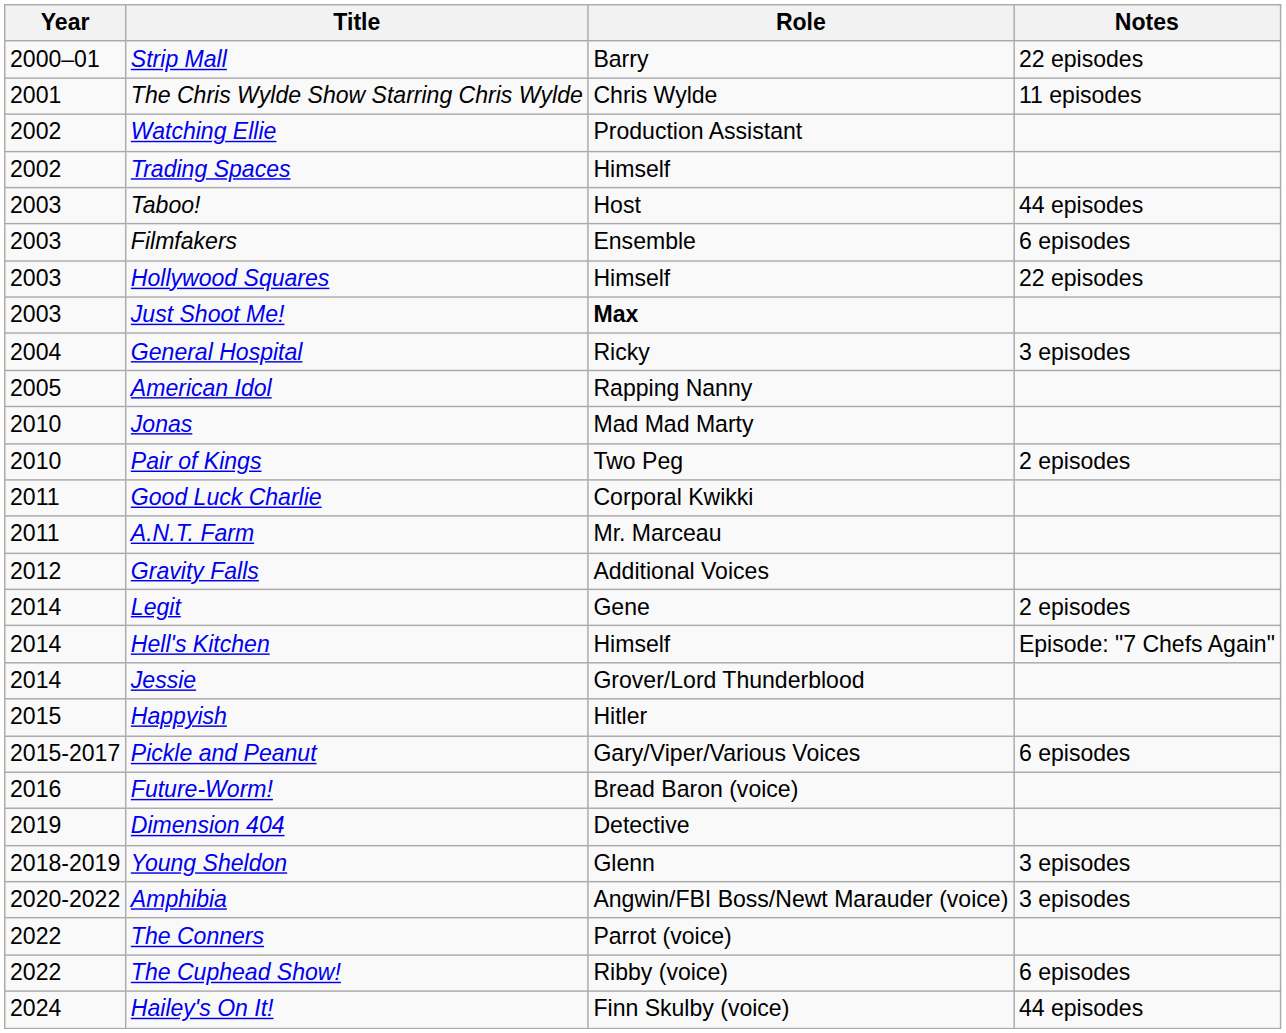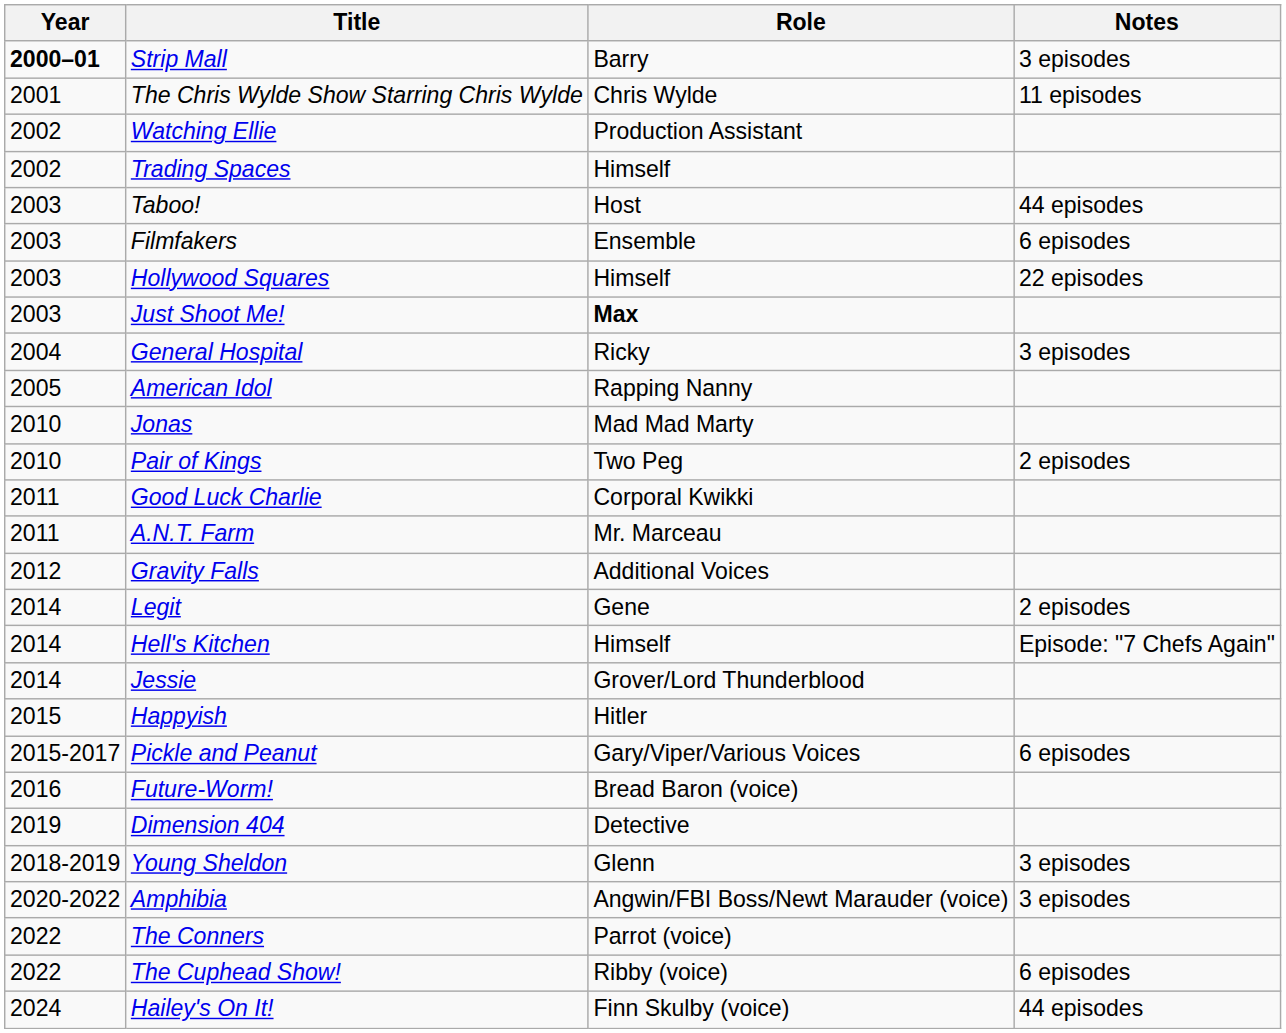(55, 59) normal -> (55, 59) bold
(1081, 59) 22 episodes -> (1075, 59) 3 episodes
